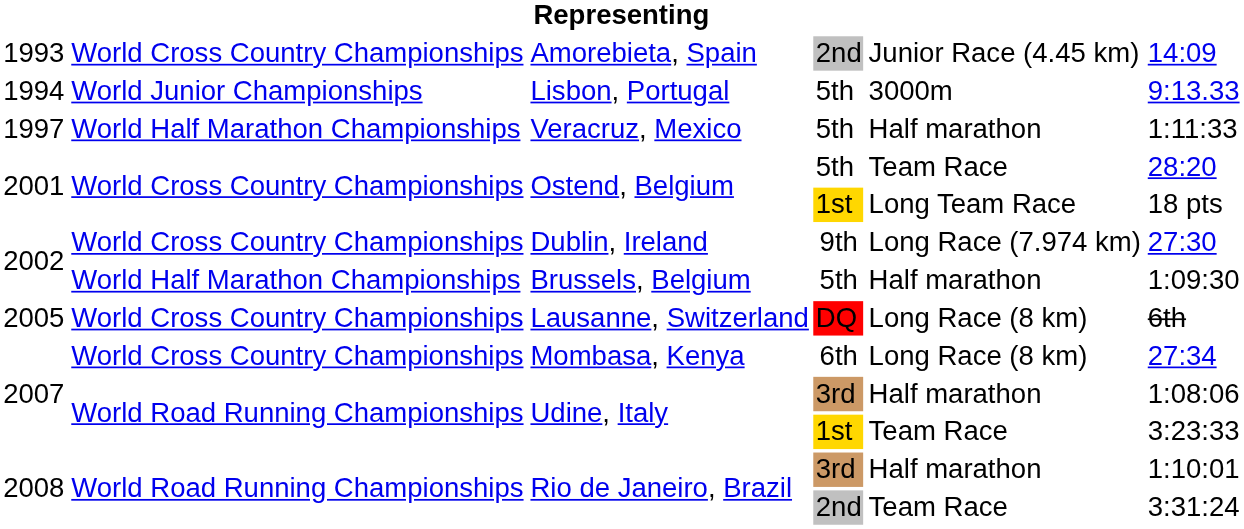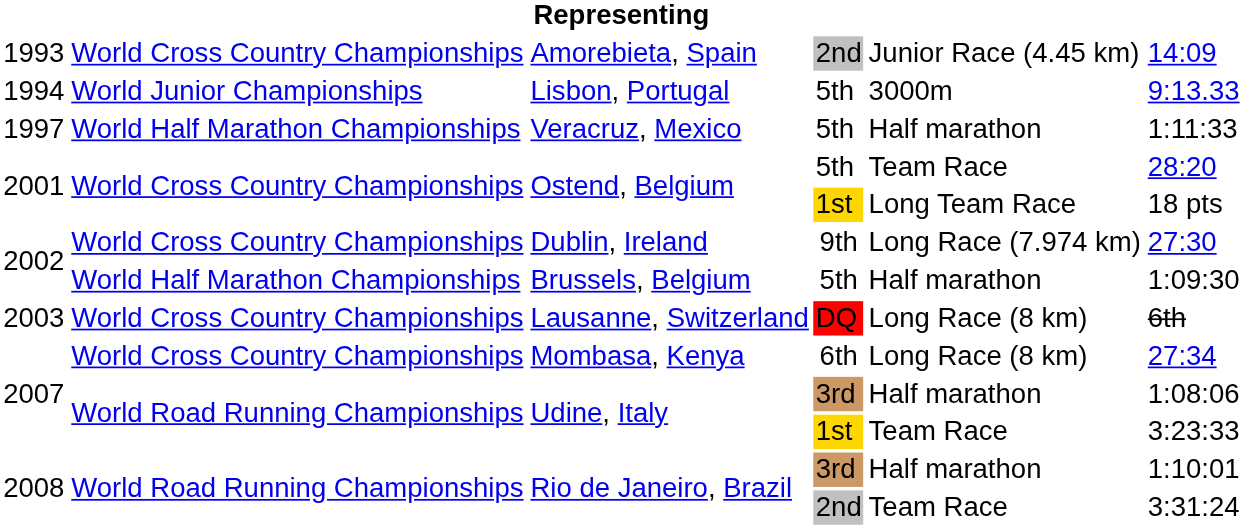(34, 318) 2005 -> (34, 318) 2003
